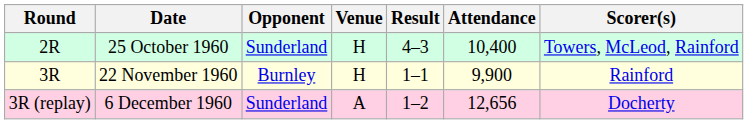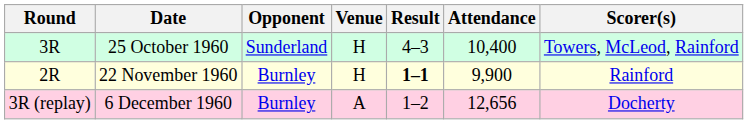(50, 47) 2R -> (50, 47) 3R
(50, 75) 3R -> (50, 75) 2R
(415, 75) normal -> (415, 75) bold
(286, 103) Sunderland -> (286, 103) Burnley
